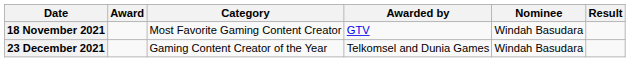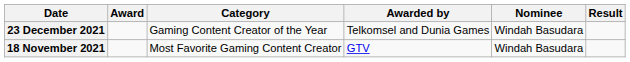rows swapped: (56, 30) <-> (56, 48)
